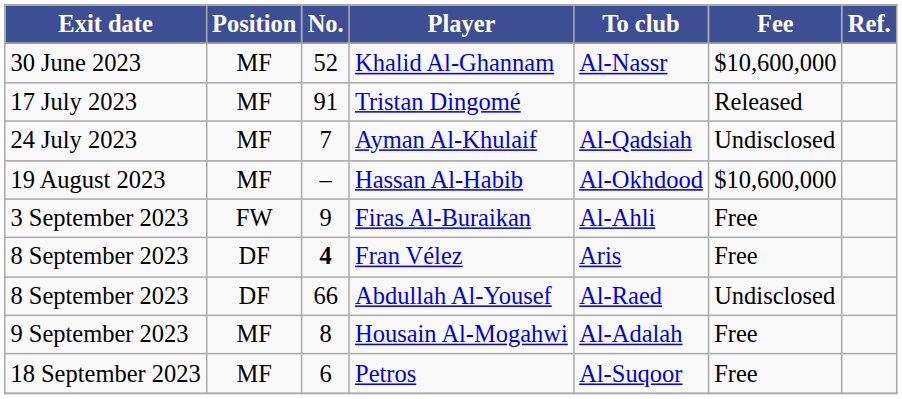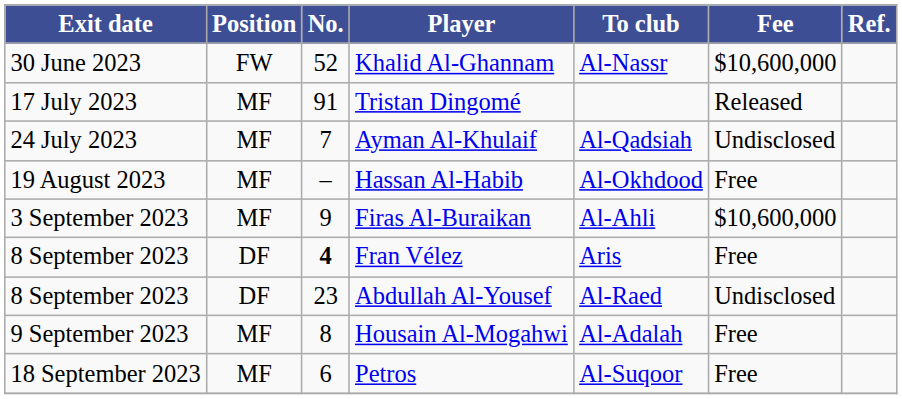(254, 62) MF -> (254, 62) FW
(775, 179) $10,600,000 -> (736, 179) Free
(254, 218) FW -> (254, 218) MF
(736, 218) Free -> (775, 218) $10,600,000
(326, 295) 66 -> (326, 295) 23
